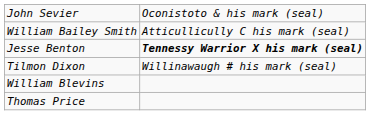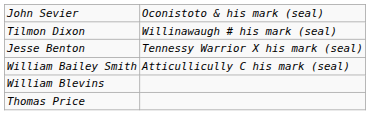rows swapped: (72, 31) <-> (46, 66)
(252, 48) bold -> (252, 48) normal
